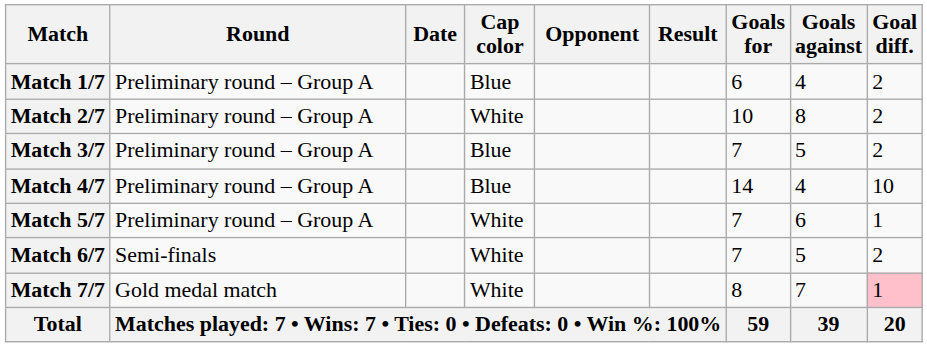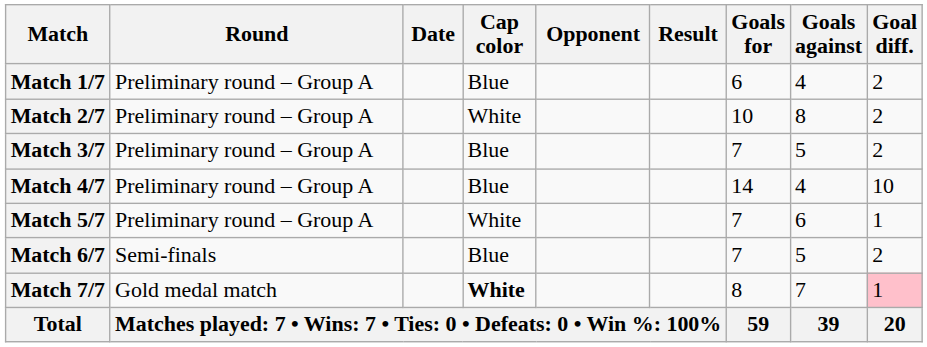(497, 255) White -> (488, 255) Blue
(497, 289) normal -> (496, 289) bold
